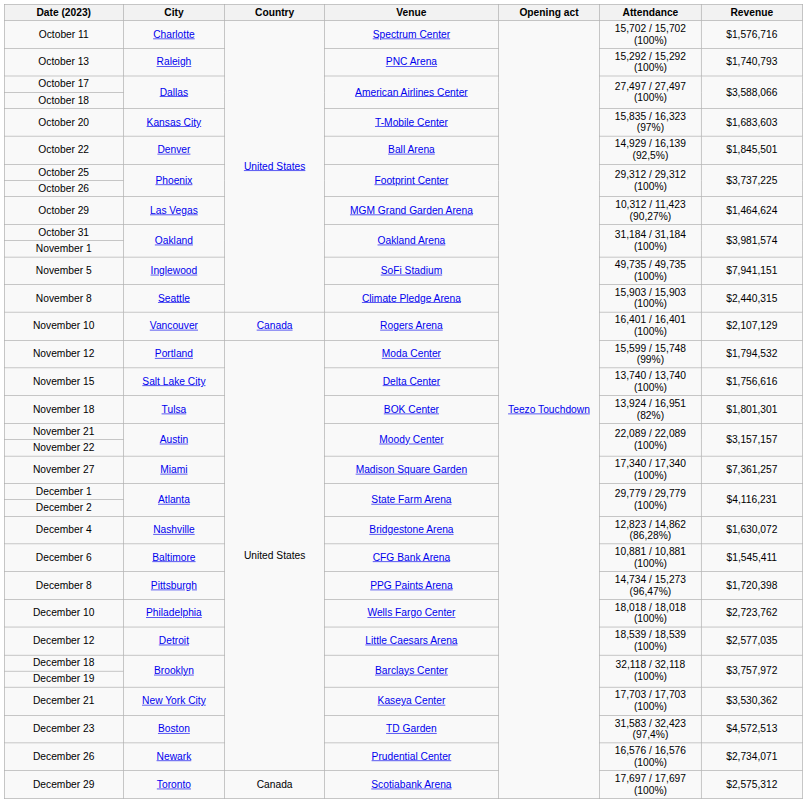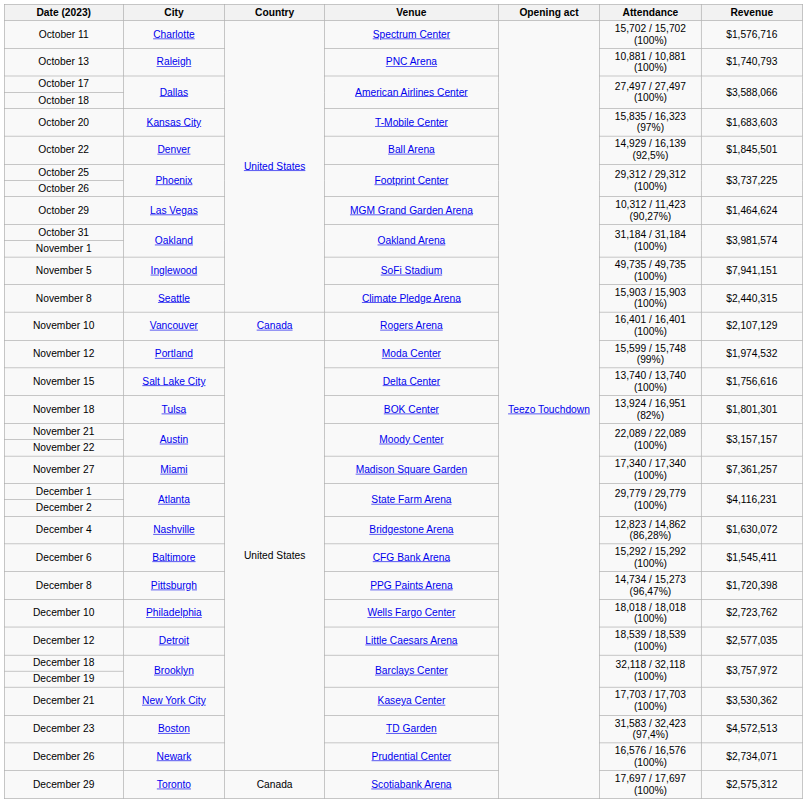(650, 62) 15,292 / 15,292 (100%) -> (650, 62) 10,881 / 10,881 (100%)
(752, 354) $1,794,532 -> (752, 354) $1,974,532
(650, 557) 10,881 / 10,881 (100%) -> (650, 557) 15,292 / 15,292 (100%)
